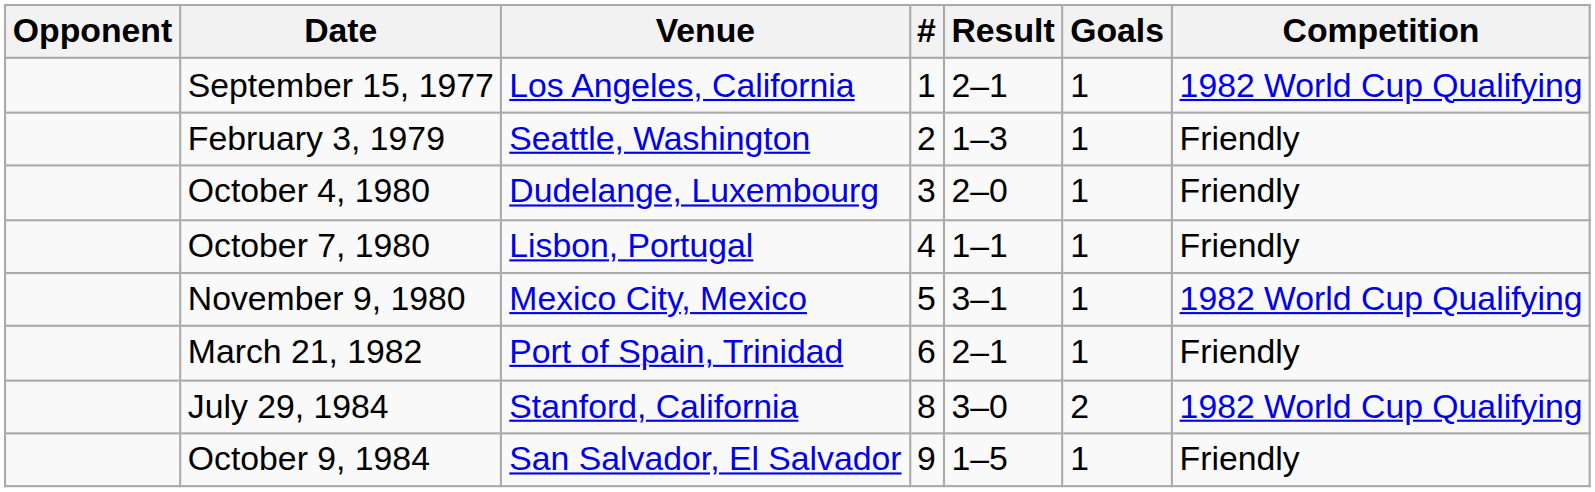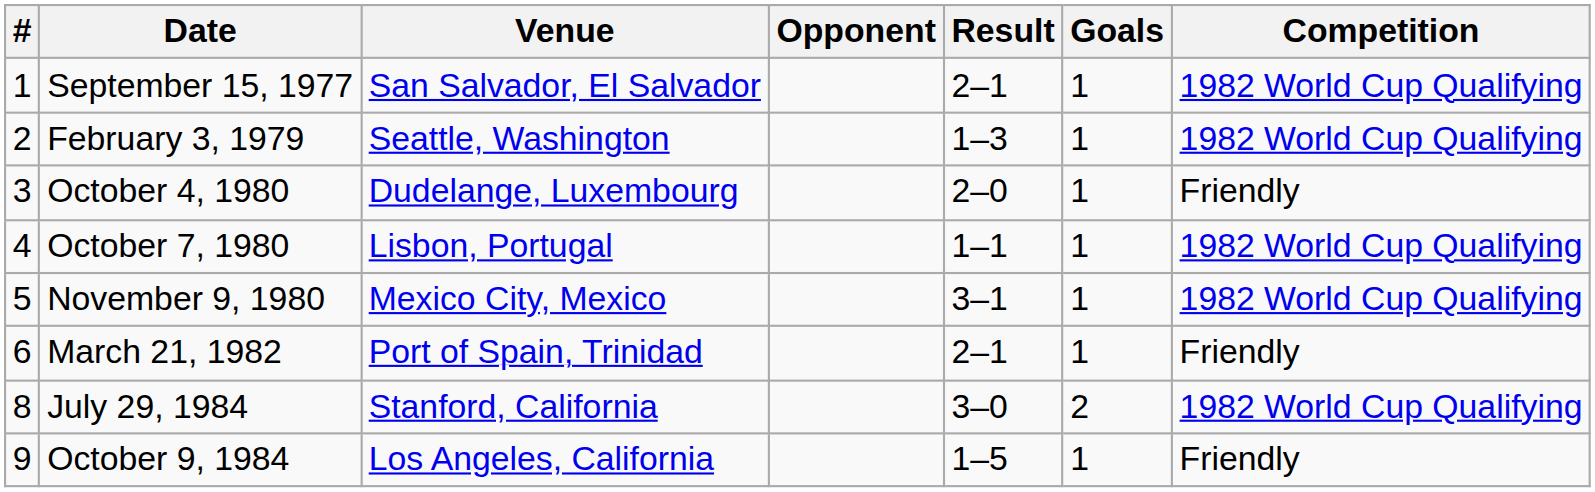columns swapped: (926, 31) <-> (93, 31)
(682, 84) Los Angeles, California -> (565, 84) San Salvador, El Salvador
(1240, 138) Friendly -> (1381, 138) 1982 World Cup Qualifying
(1240, 245) Friendly -> (1381, 245) 1982 World Cup Qualifying
(705, 459) San Salvador, El Salvador -> (541, 459) Los Angeles, California
